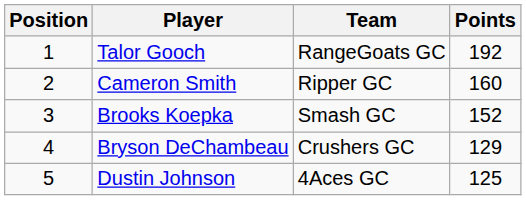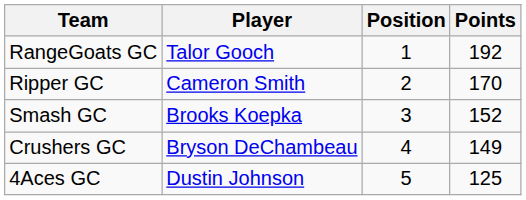columns swapped: (49, 20) <-> (372, 20)
(485, 83) 160 -> (485, 83) 170
(485, 147) 129 -> (485, 147) 149
